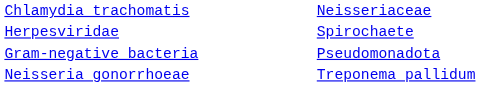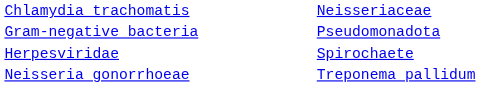rows swapped: (101, 54) <-> (62, 32)
